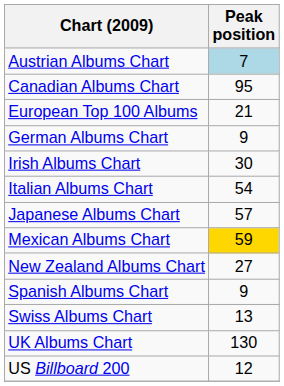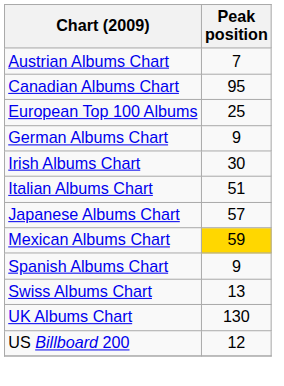(244, 61) lightblue background -> (236, 61) no background
(244, 112) 21 -> (236, 112) 25
(244, 189) 54 -> (236, 189) 51
- row: (107, 266)
